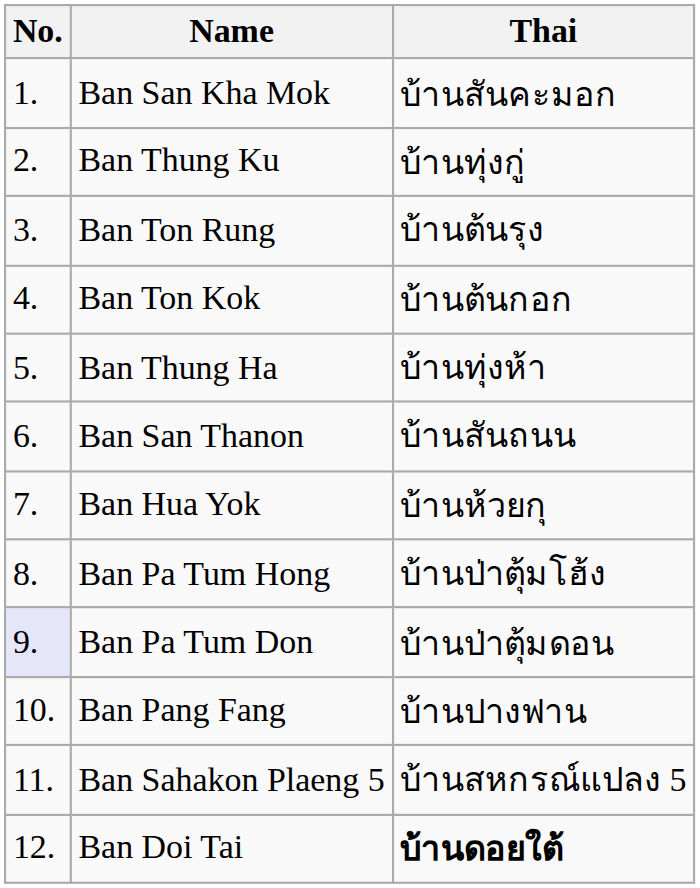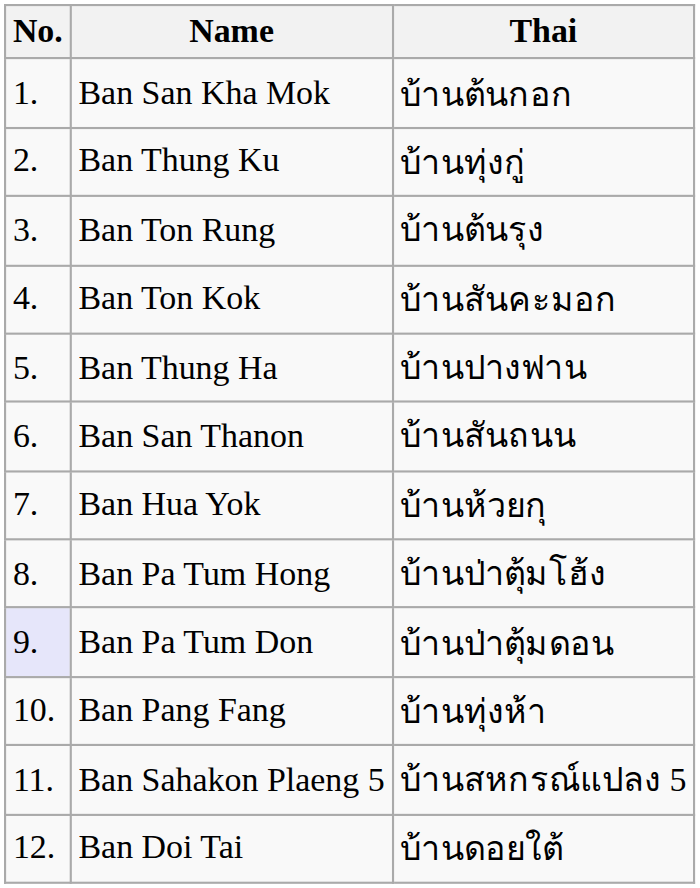(508, 93) บ้านสันคะมอก -> (486, 93) บ้านต้นกอก
(486, 299) บ้านต้นกอก -> (508, 299) บ้านสันคะมอก
(473, 368) บ้านทุ่งห้า -> (494, 368) บ้านปางฟาน
(494, 711) บ้านปางฟาน -> (473, 711) บ้านทุ่งห้า
(482, 848) bold -> (482, 848) normal
